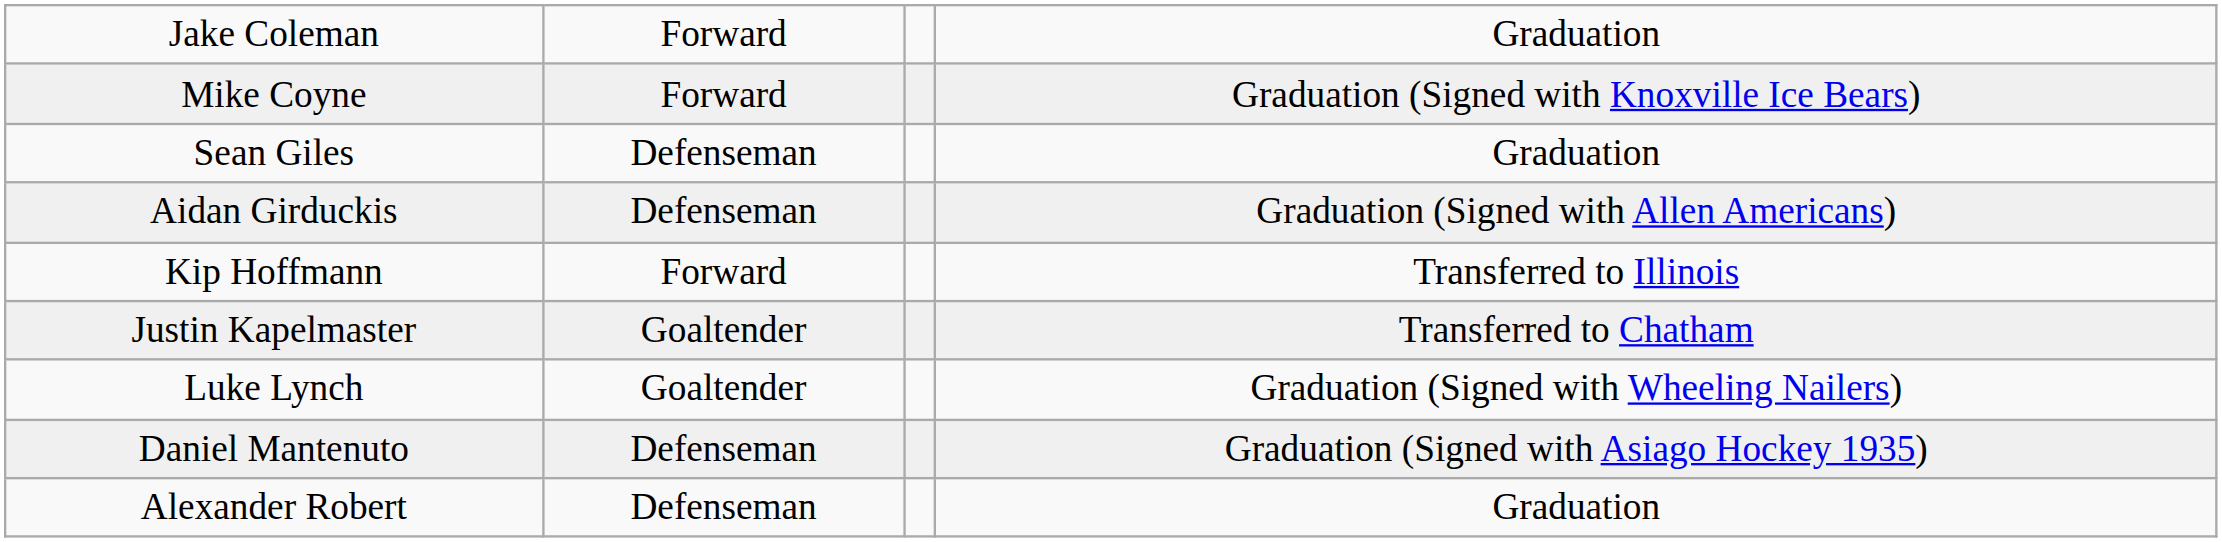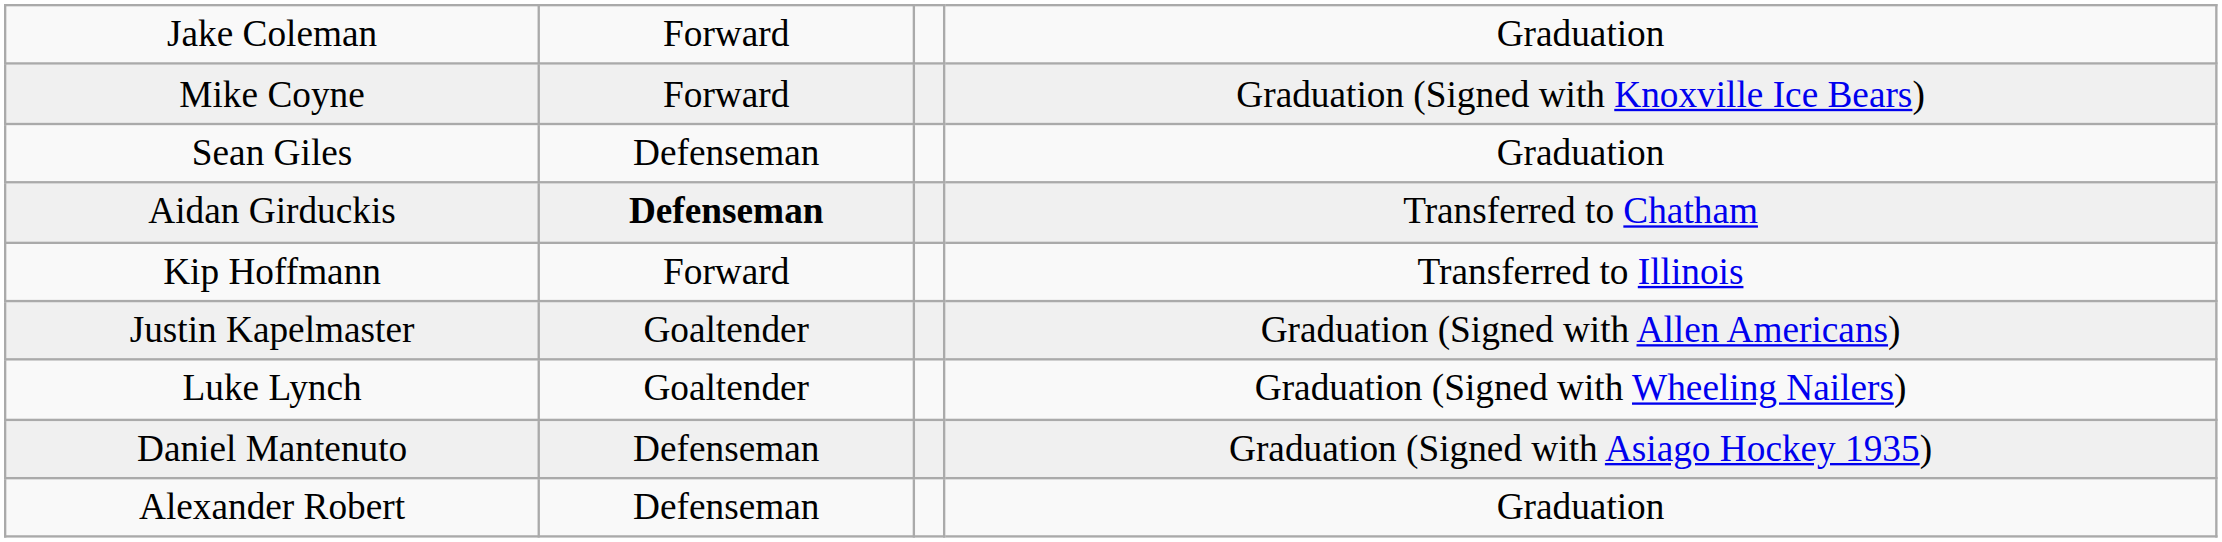(724, 211) normal -> (726, 211) bold
(1576, 211) Graduation (Signed with Allen Americans) -> (1581, 211) Transferred to Chatham
(1576, 329) Transferred to Chatham -> (1581, 329) Graduation (Signed with Allen Americans)
